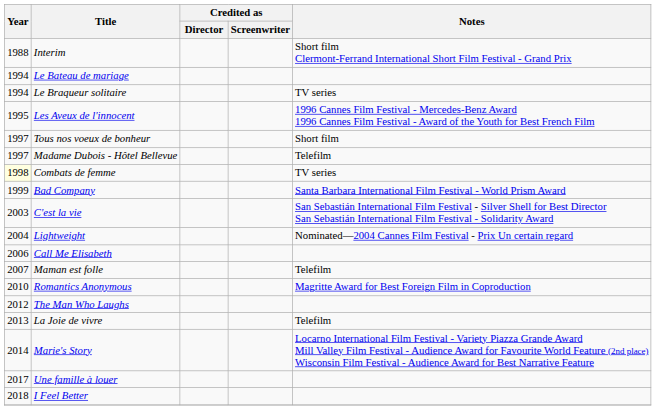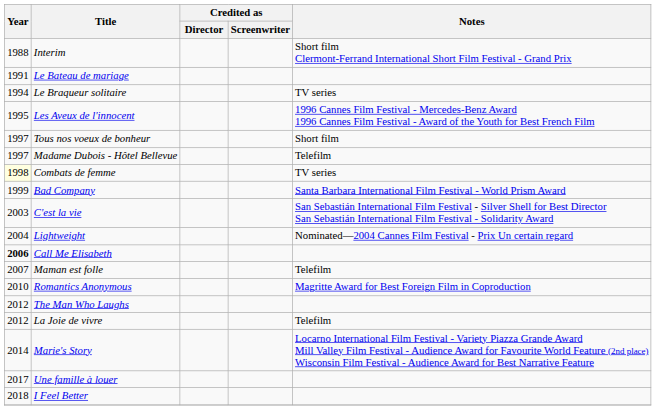(18, 76) 1994 -> (18, 76) 1991
(18, 253) normal -> (18, 253) bold
(18, 321) 2013 -> (18, 321) 2012
